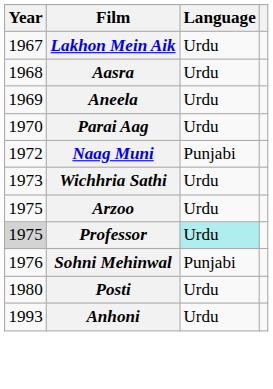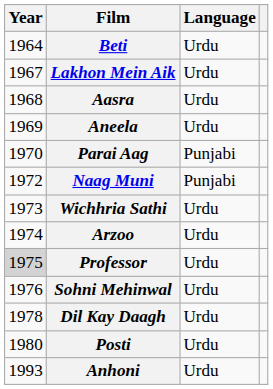+ row: (113, 45)
(201, 126) Urdu -> (210, 153) Punjabi
(26, 208) 1975 -> (26, 235) 1974
(201, 235) paleturquoise background -> (201, 262) no background
(210, 262) Punjabi -> (201, 289) Urdu
+ row: (113, 316)
